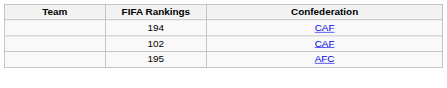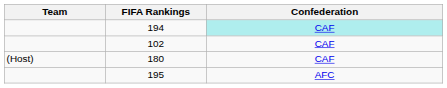(325, 28) no background -> (325, 28) paleturquoise background
+ row: (156, 59)
